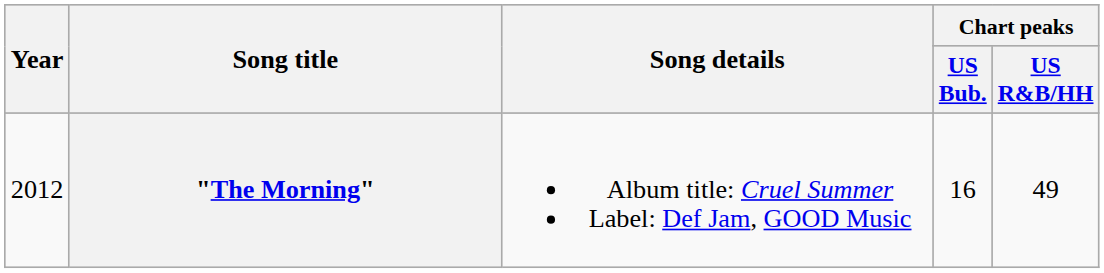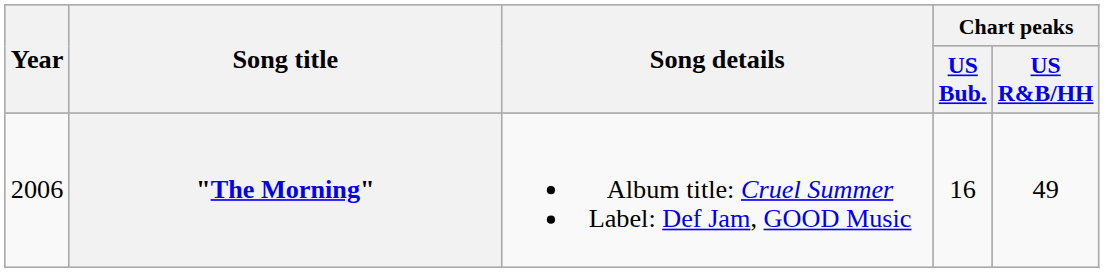(37, 189) 2012 -> (37, 189) 2006
